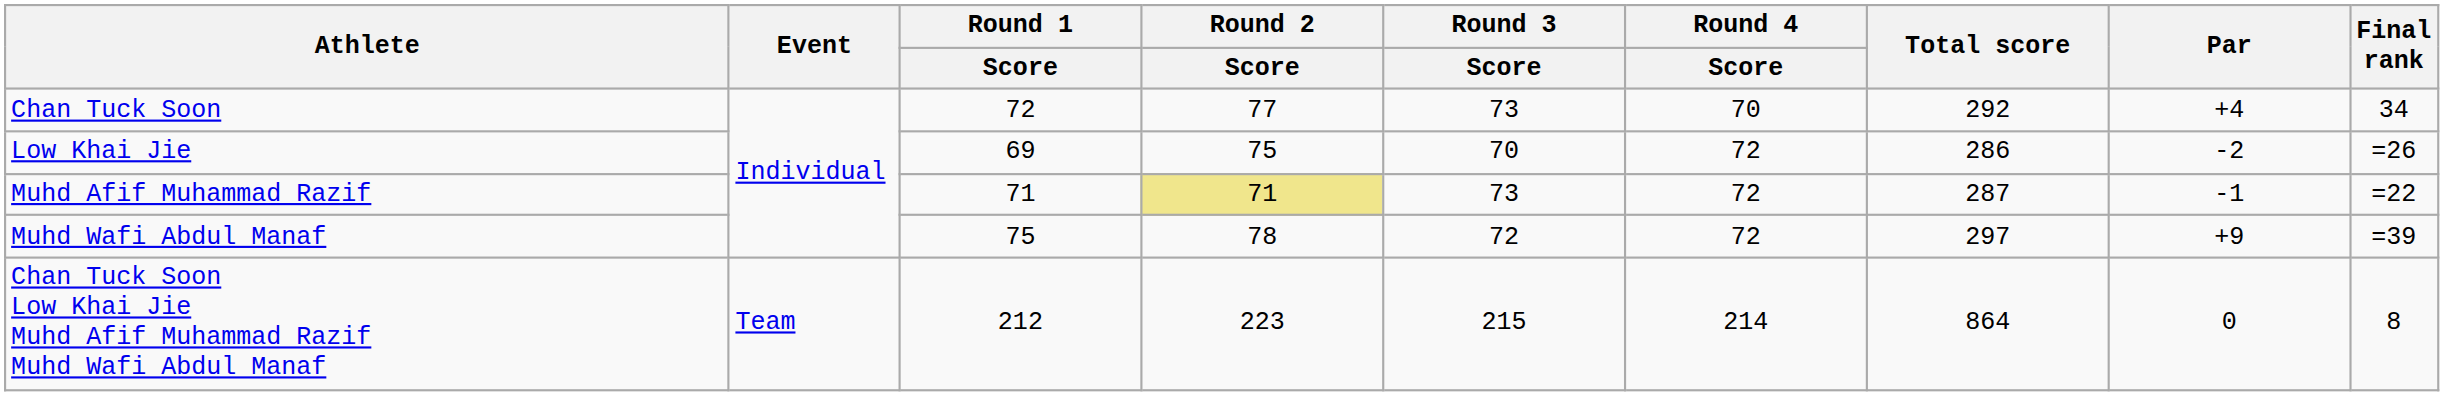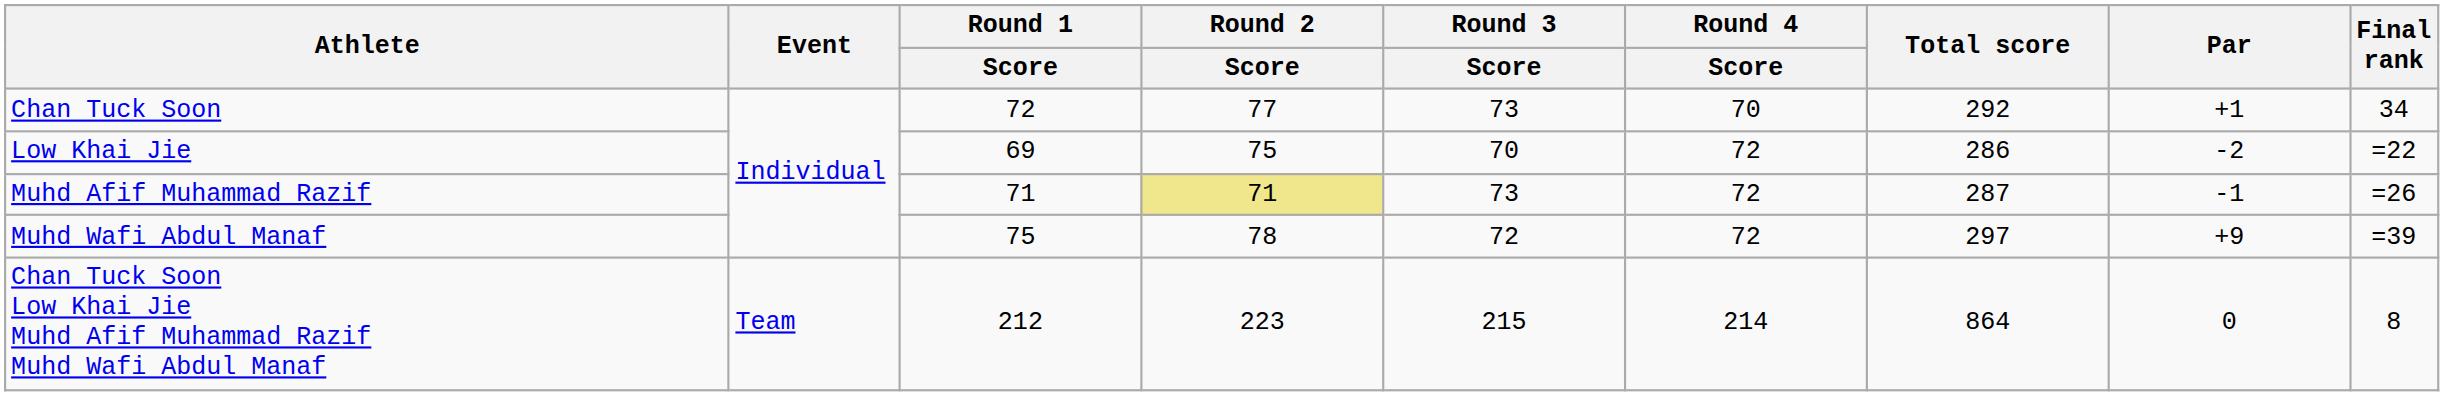(2229, 110) +4 -> (2229, 110) +1
(2394, 152) =26 -> (2394, 152) =22
(2394, 194) =22 -> (2394, 194) =26
